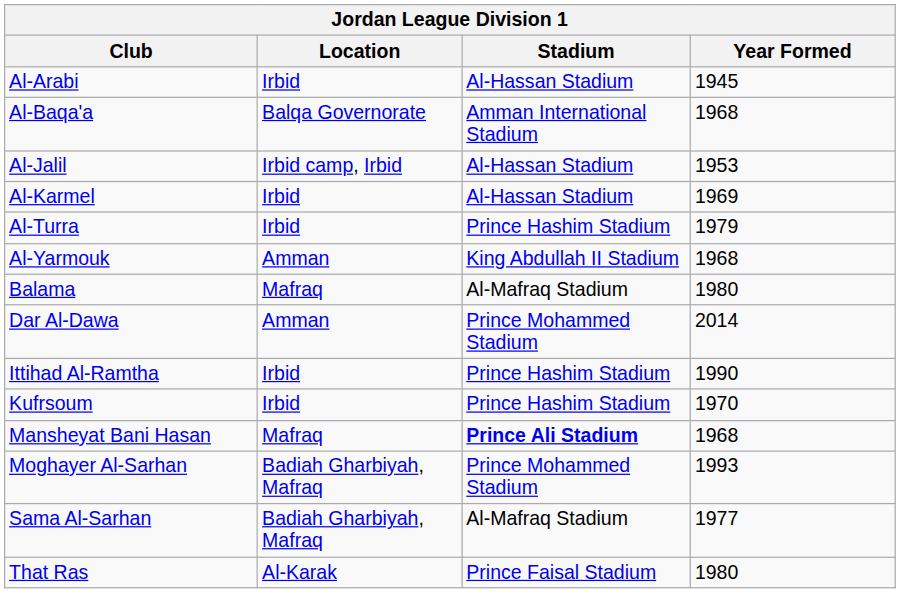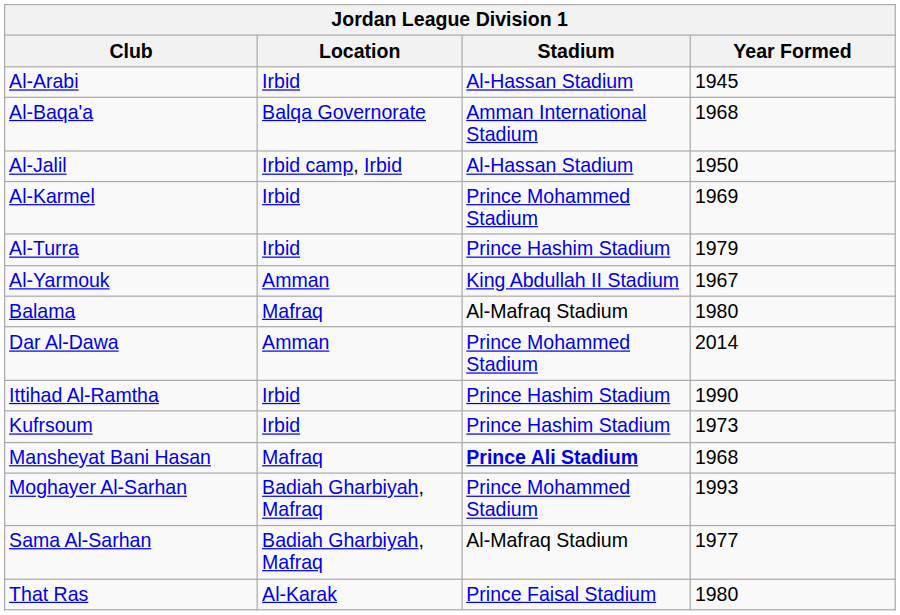(717, 165) 1953 -> (717, 165) 1950
(550, 196) Al-Hassan Stadium -> (548, 207) Prince Mohammed Stadium
(717, 258) 1968 -> (717, 280) 1967
(717, 404) 1970 -> (717, 426) 1973
